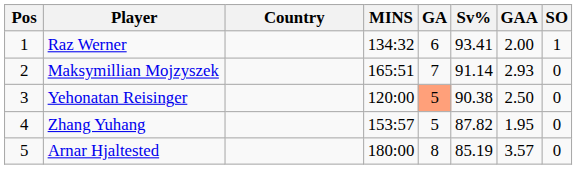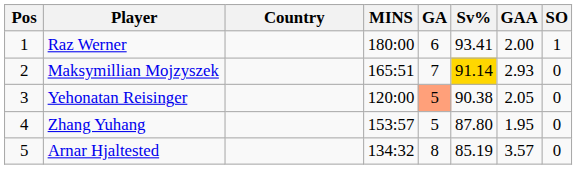(391, 44) 134:32 -> (391, 44) 180:00
(474, 71) no background -> (474, 71) gold background
(519, 97) 2.50 -> (519, 97) 2.05
(474, 124) 87.82 -> (474, 124) 87.80
(391, 151) 180:00 -> (391, 151) 134:32
